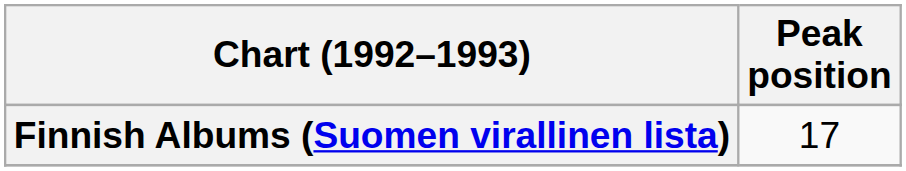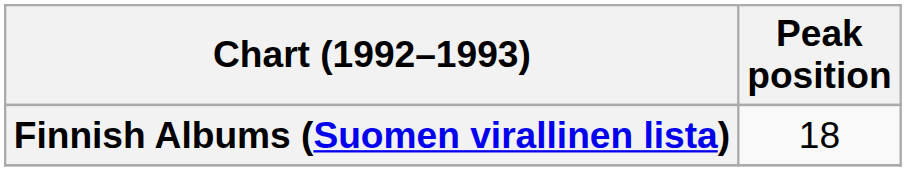(819, 134) 17 -> (819, 134) 18
